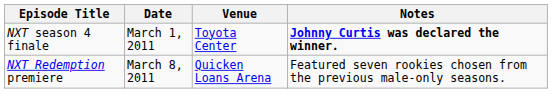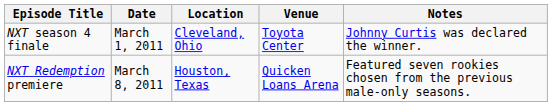+ column: (215, 14)
(395, 39) bold -> (436, 39) normal
